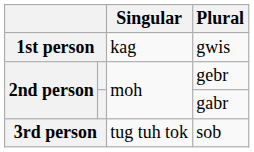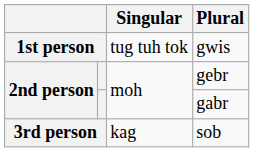(123, 47) kag -> (149, 47) tug tuh tok
(149, 132) tug tuh tok -> (123, 132) kag
